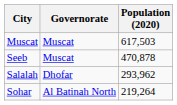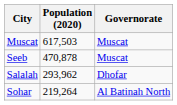columns swapped: (79, 18) <-> (146, 18)
